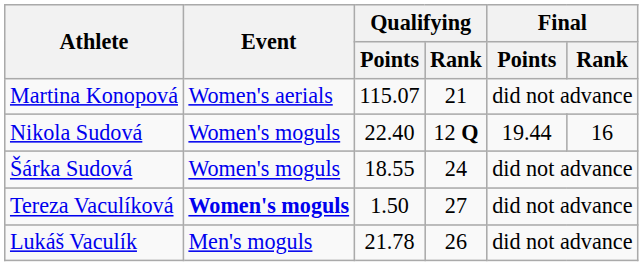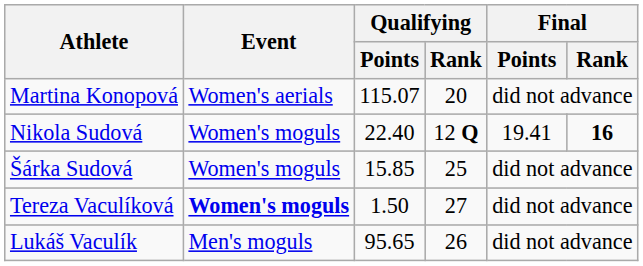(456, 96) 21 -> (456, 96) 20
(527, 132) 19.44 -> (527, 132) 19.41
(602, 132) normal -> (602, 132) bold
(390, 169) 18.55 -> (390, 169) 15.85
(456, 169) 24 -> (456, 169) 25
(390, 242) 21.78 -> (390, 242) 95.65
